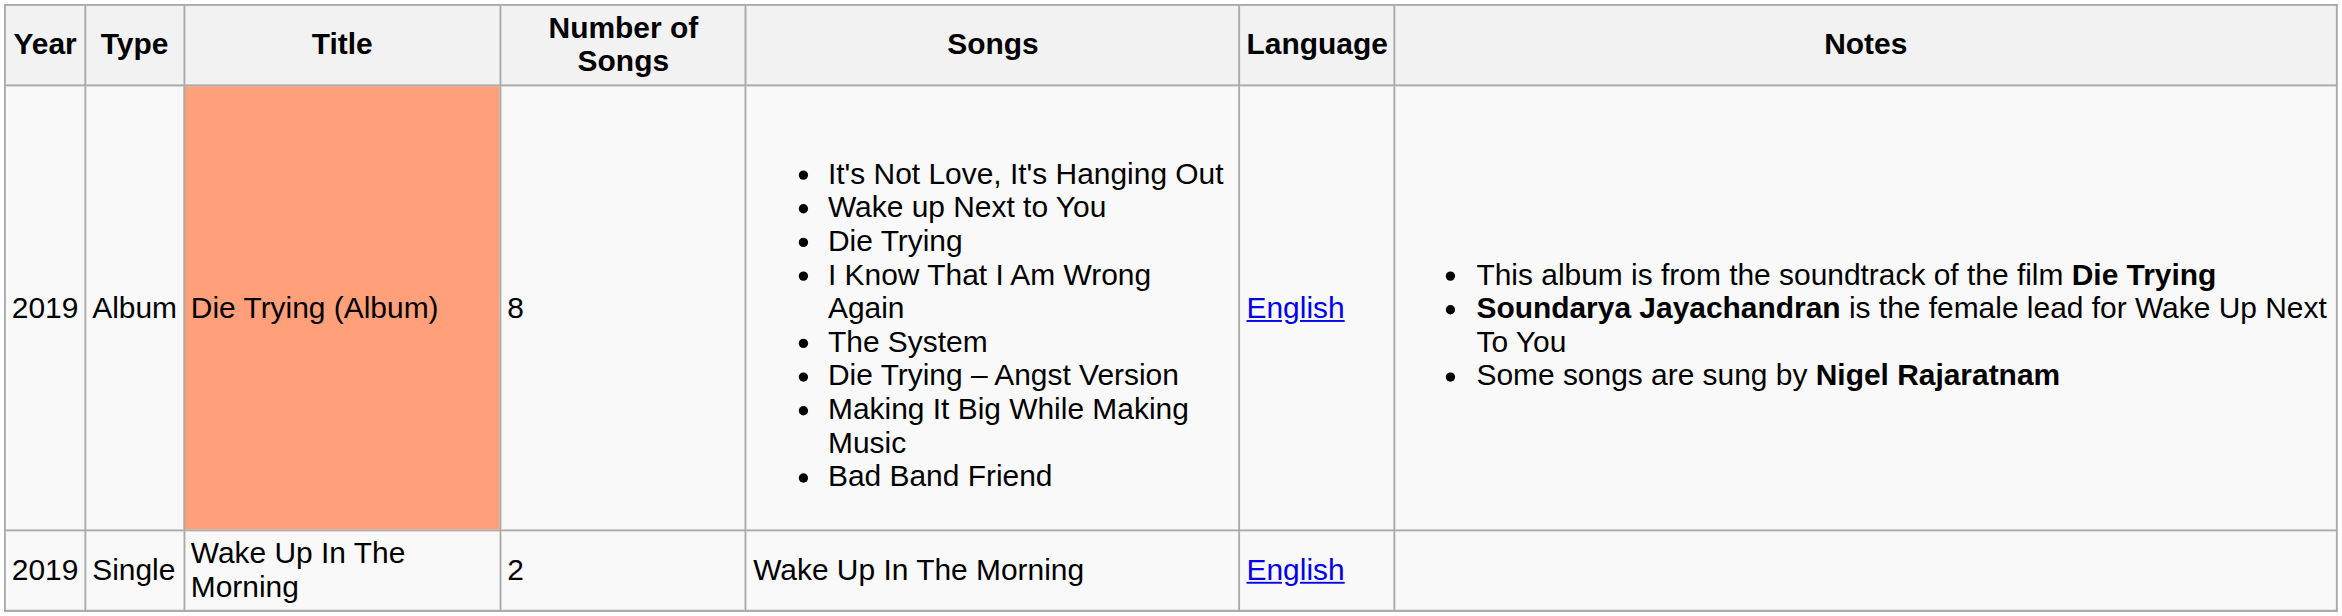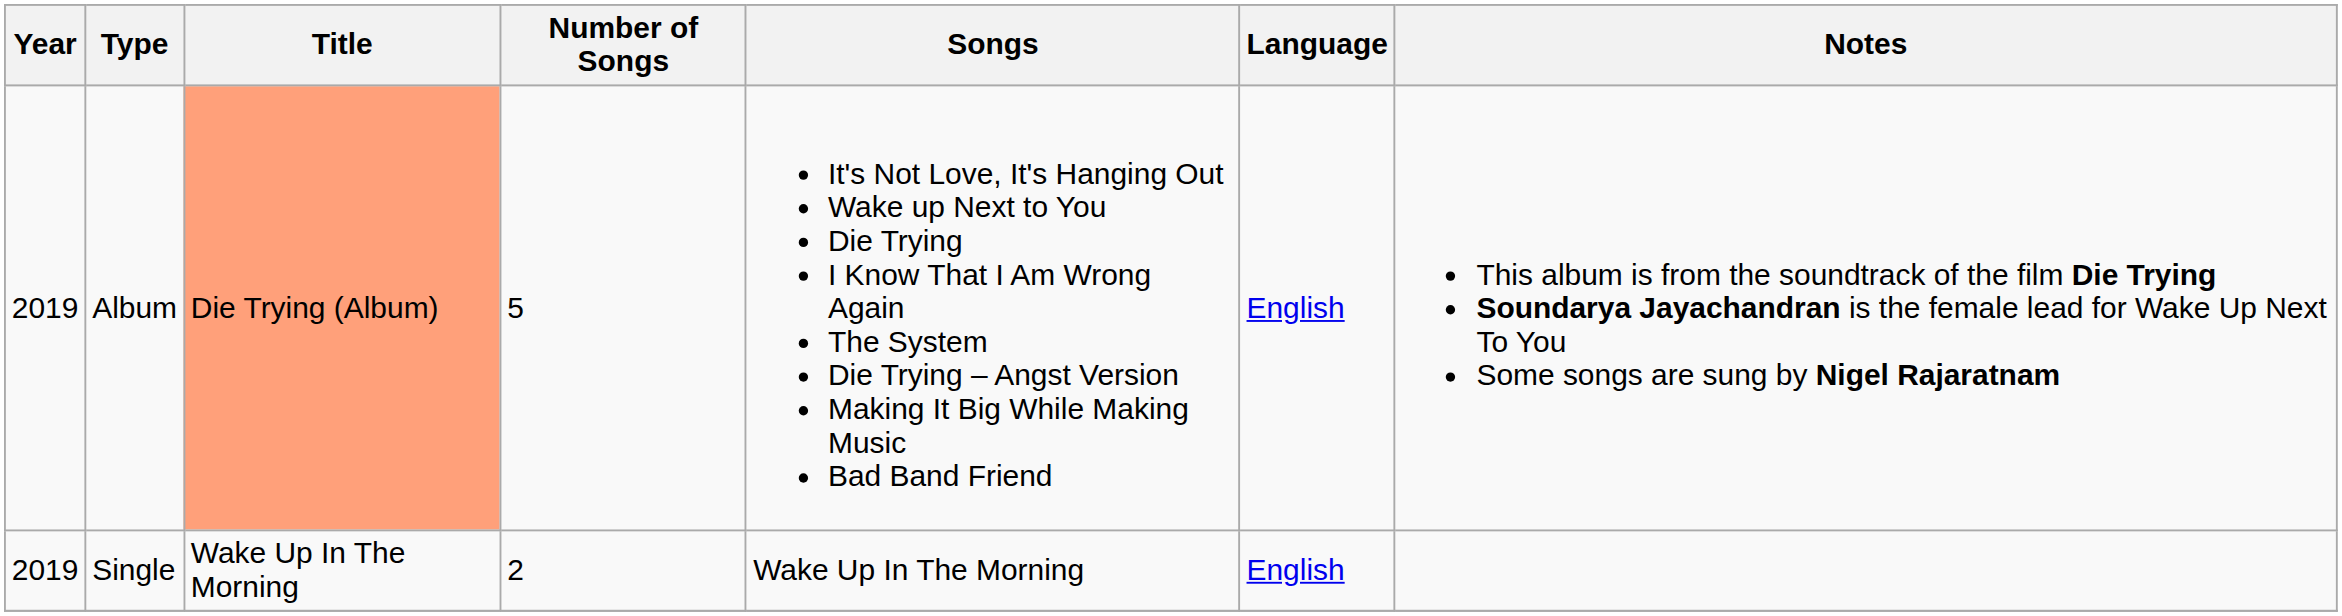(516, 307) 8 -> (516, 307) 5
